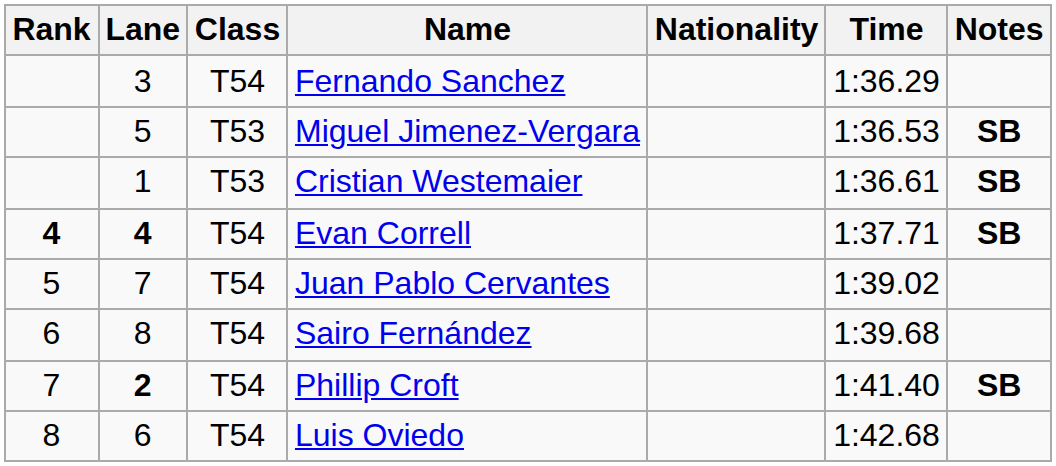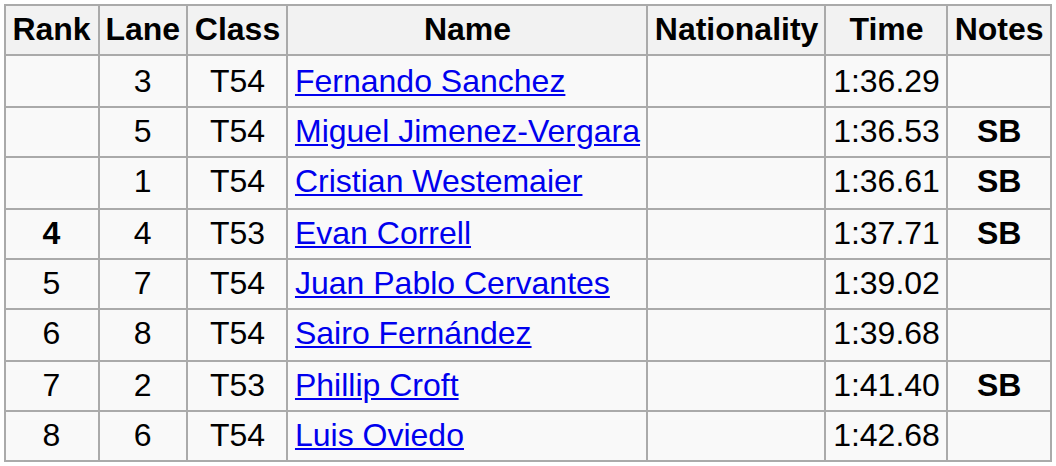(238, 131) T53 -> (238, 131) T54
(238, 182) T53 -> (238, 182) T54
(143, 232) bold -> (143, 232) normal
(238, 232) T54 -> (238, 232) T53
(143, 385) bold -> (143, 385) normal
(238, 385) T54 -> (238, 385) T53
